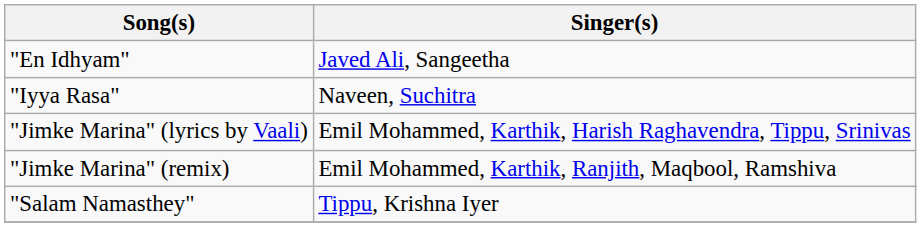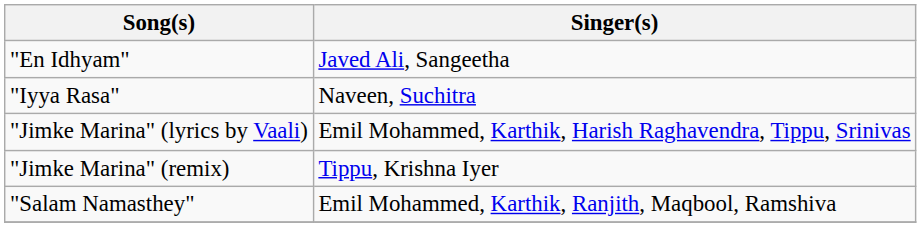(577, 167) Emil Mohammed, Karthik, Ranjith, Maqbool, Ramshiva -> (409, 167) Tippu, Krishna Iyer
(409, 204) Tippu, Krishna Iyer -> (577, 204) Emil Mohammed, Karthik, Ranjith, Maqbool, Ramshiva
